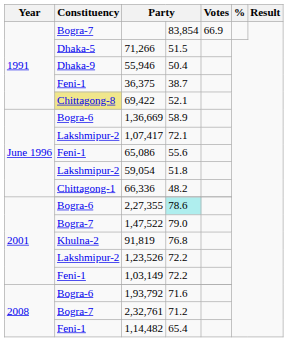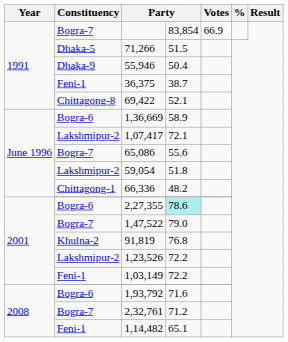(86, 100) khaki background -> (86, 100) no background
(71, 153) Feni-1 -> (75, 153) Bogra-7
(178, 328) 65.4 -> (178, 328) 65.1
